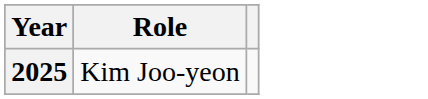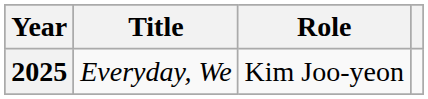+ column: (156, 26)
